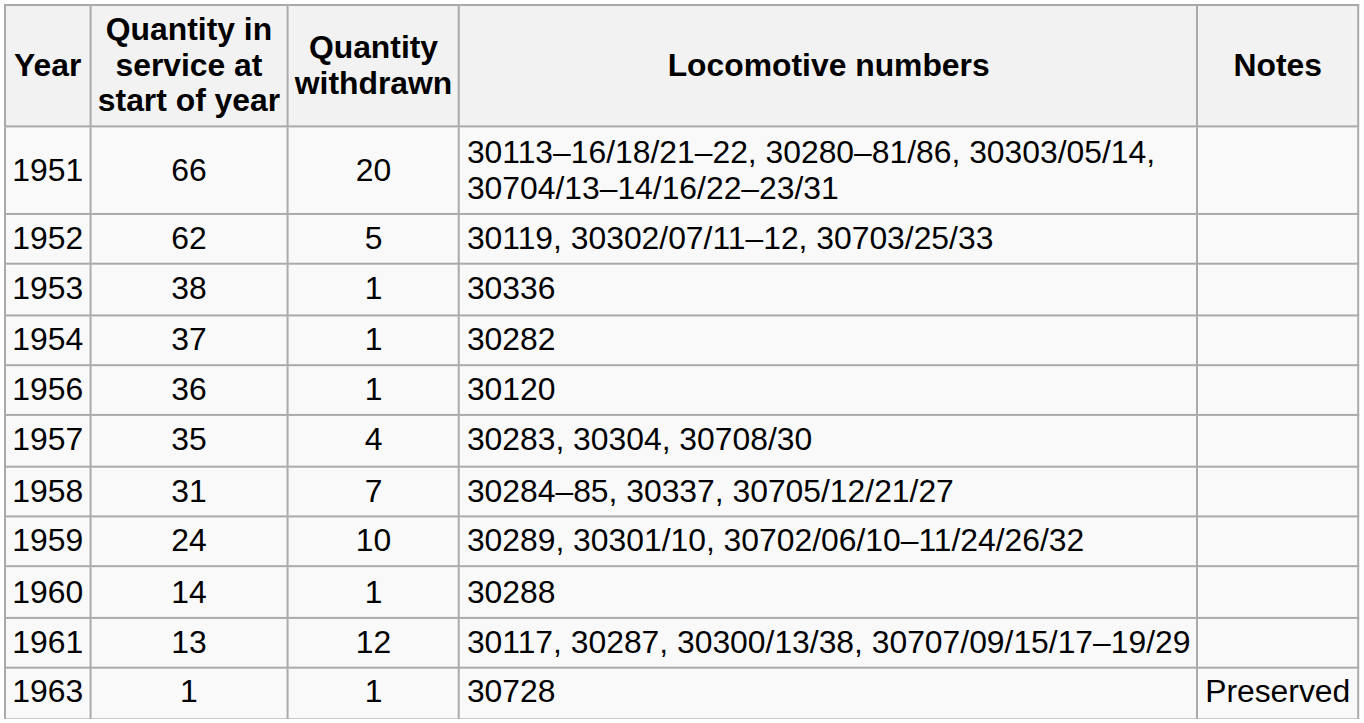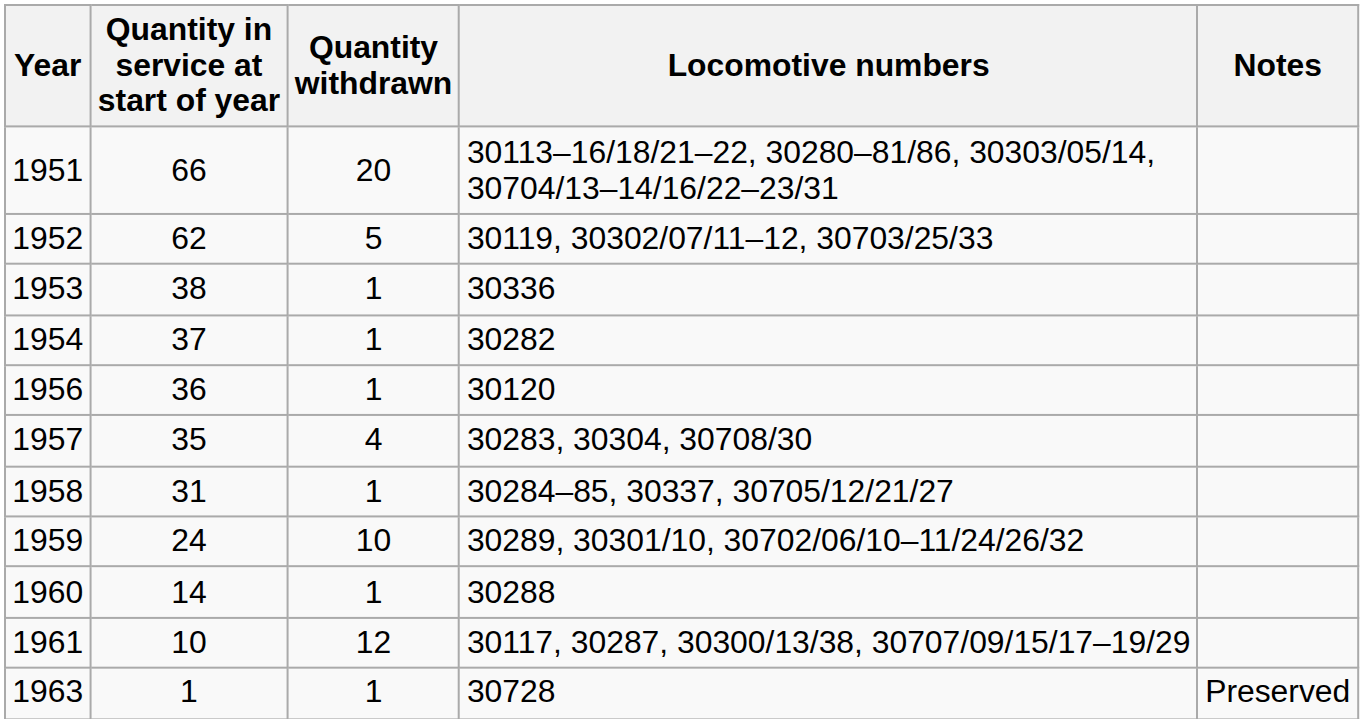(373, 490) 7 -> (373, 490) 1
(189, 642) 13 -> (189, 642) 10
